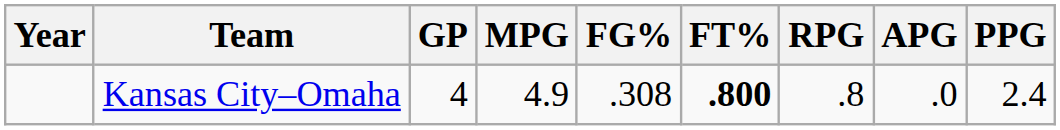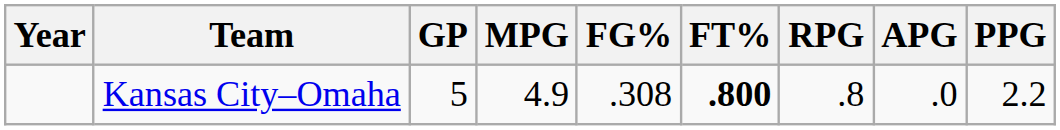(459, 94) 4 -> (459, 94) 5
(1024, 94) 2.4 -> (1024, 94) 2.2
